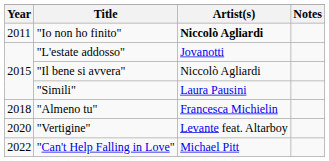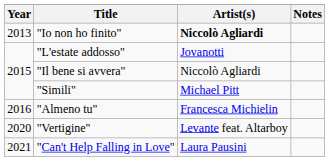(19, 33) 2011 -> (19, 33) 2013
(213, 90) Laura Pausini -> (210, 90) Michael Pitt
(19, 109) 2018 -> (19, 109) 2016
(19, 147) 2022 -> (19, 147) 2021
(210, 147) Michael Pitt -> (213, 147) Laura Pausini
